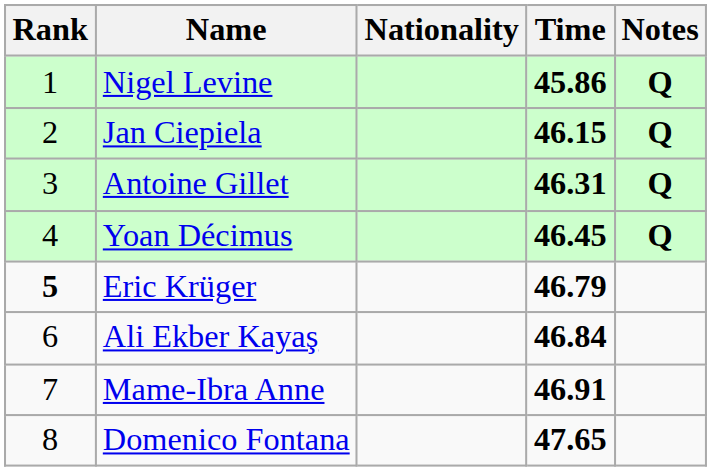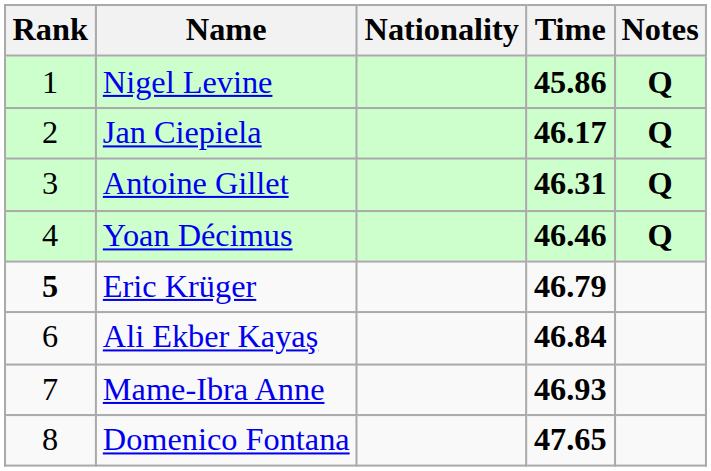(570, 132) 46.15 -> (570, 132) 46.17
(570, 235) 46.45 -> (570, 235) 46.46
(570, 388) 46.91 -> (570, 388) 46.93
